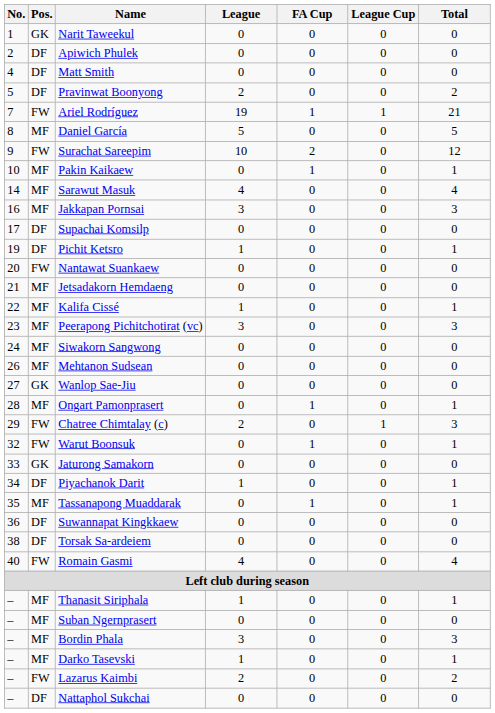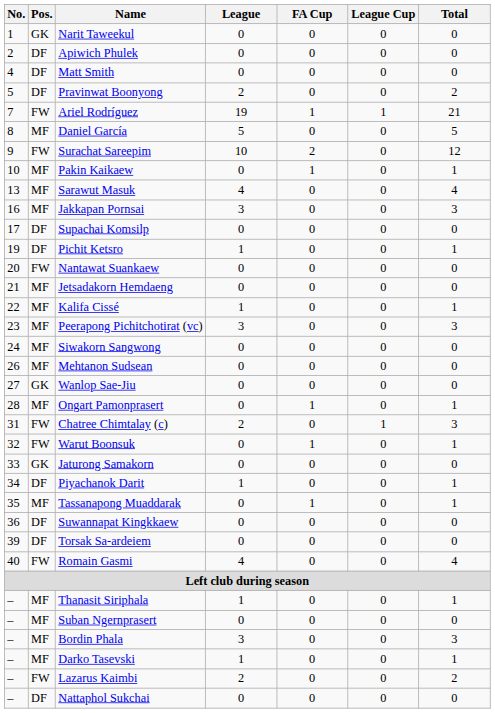(13, 190) 14 -> (13, 190) 13
(13, 424) 29 -> (13, 424) 31
(13, 541) 38 -> (13, 541) 39
